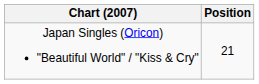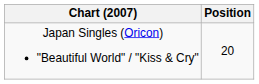(228, 51) 21 -> (228, 51) 20
